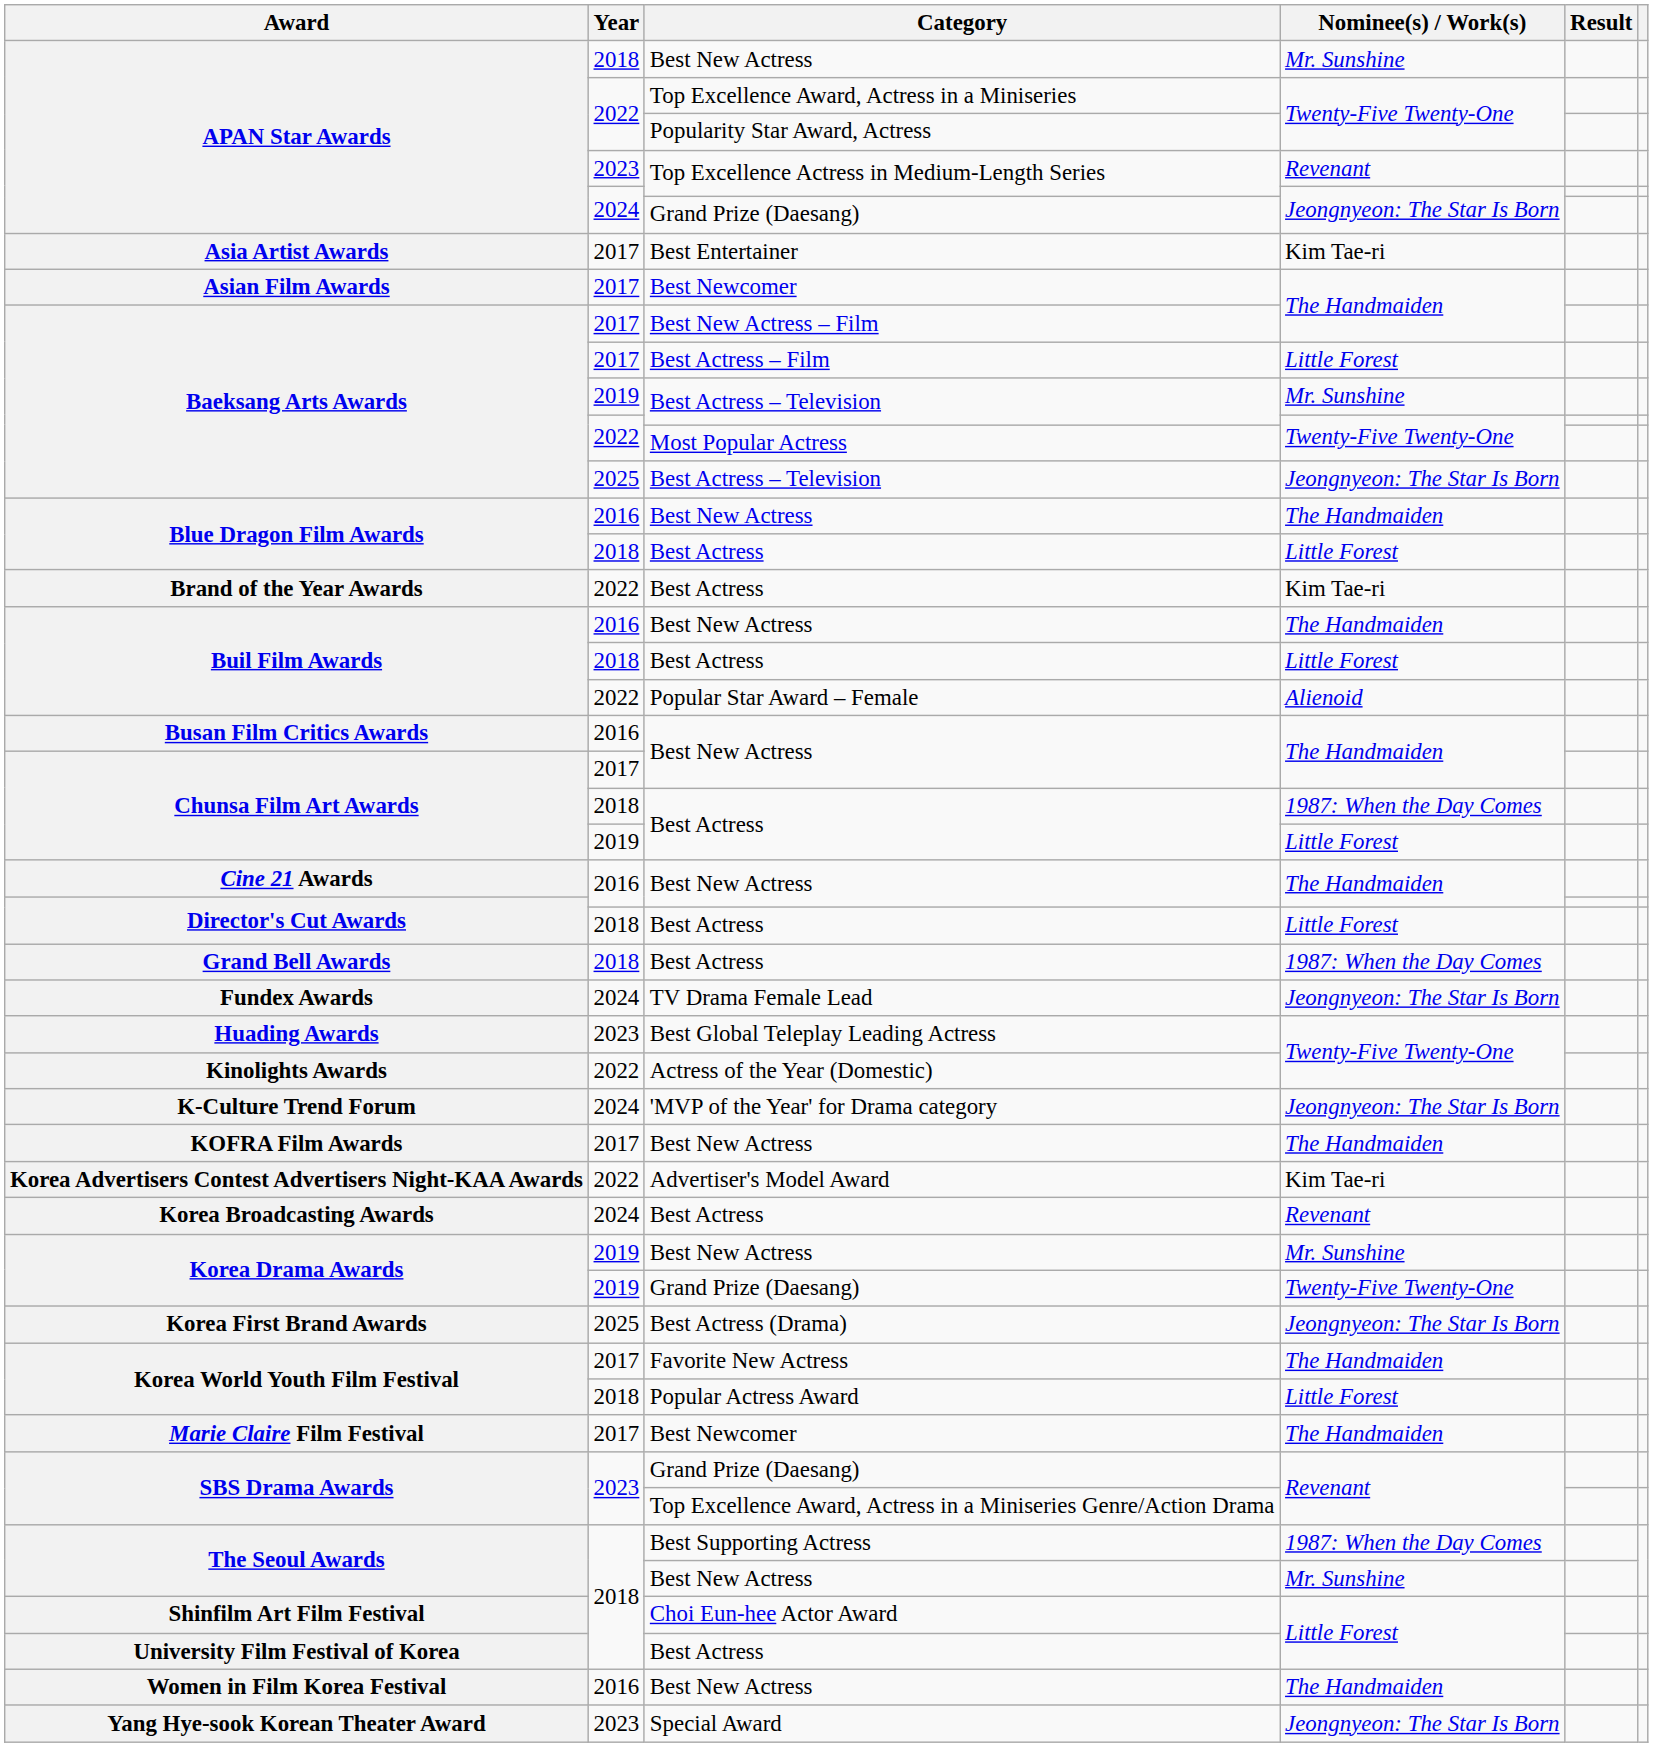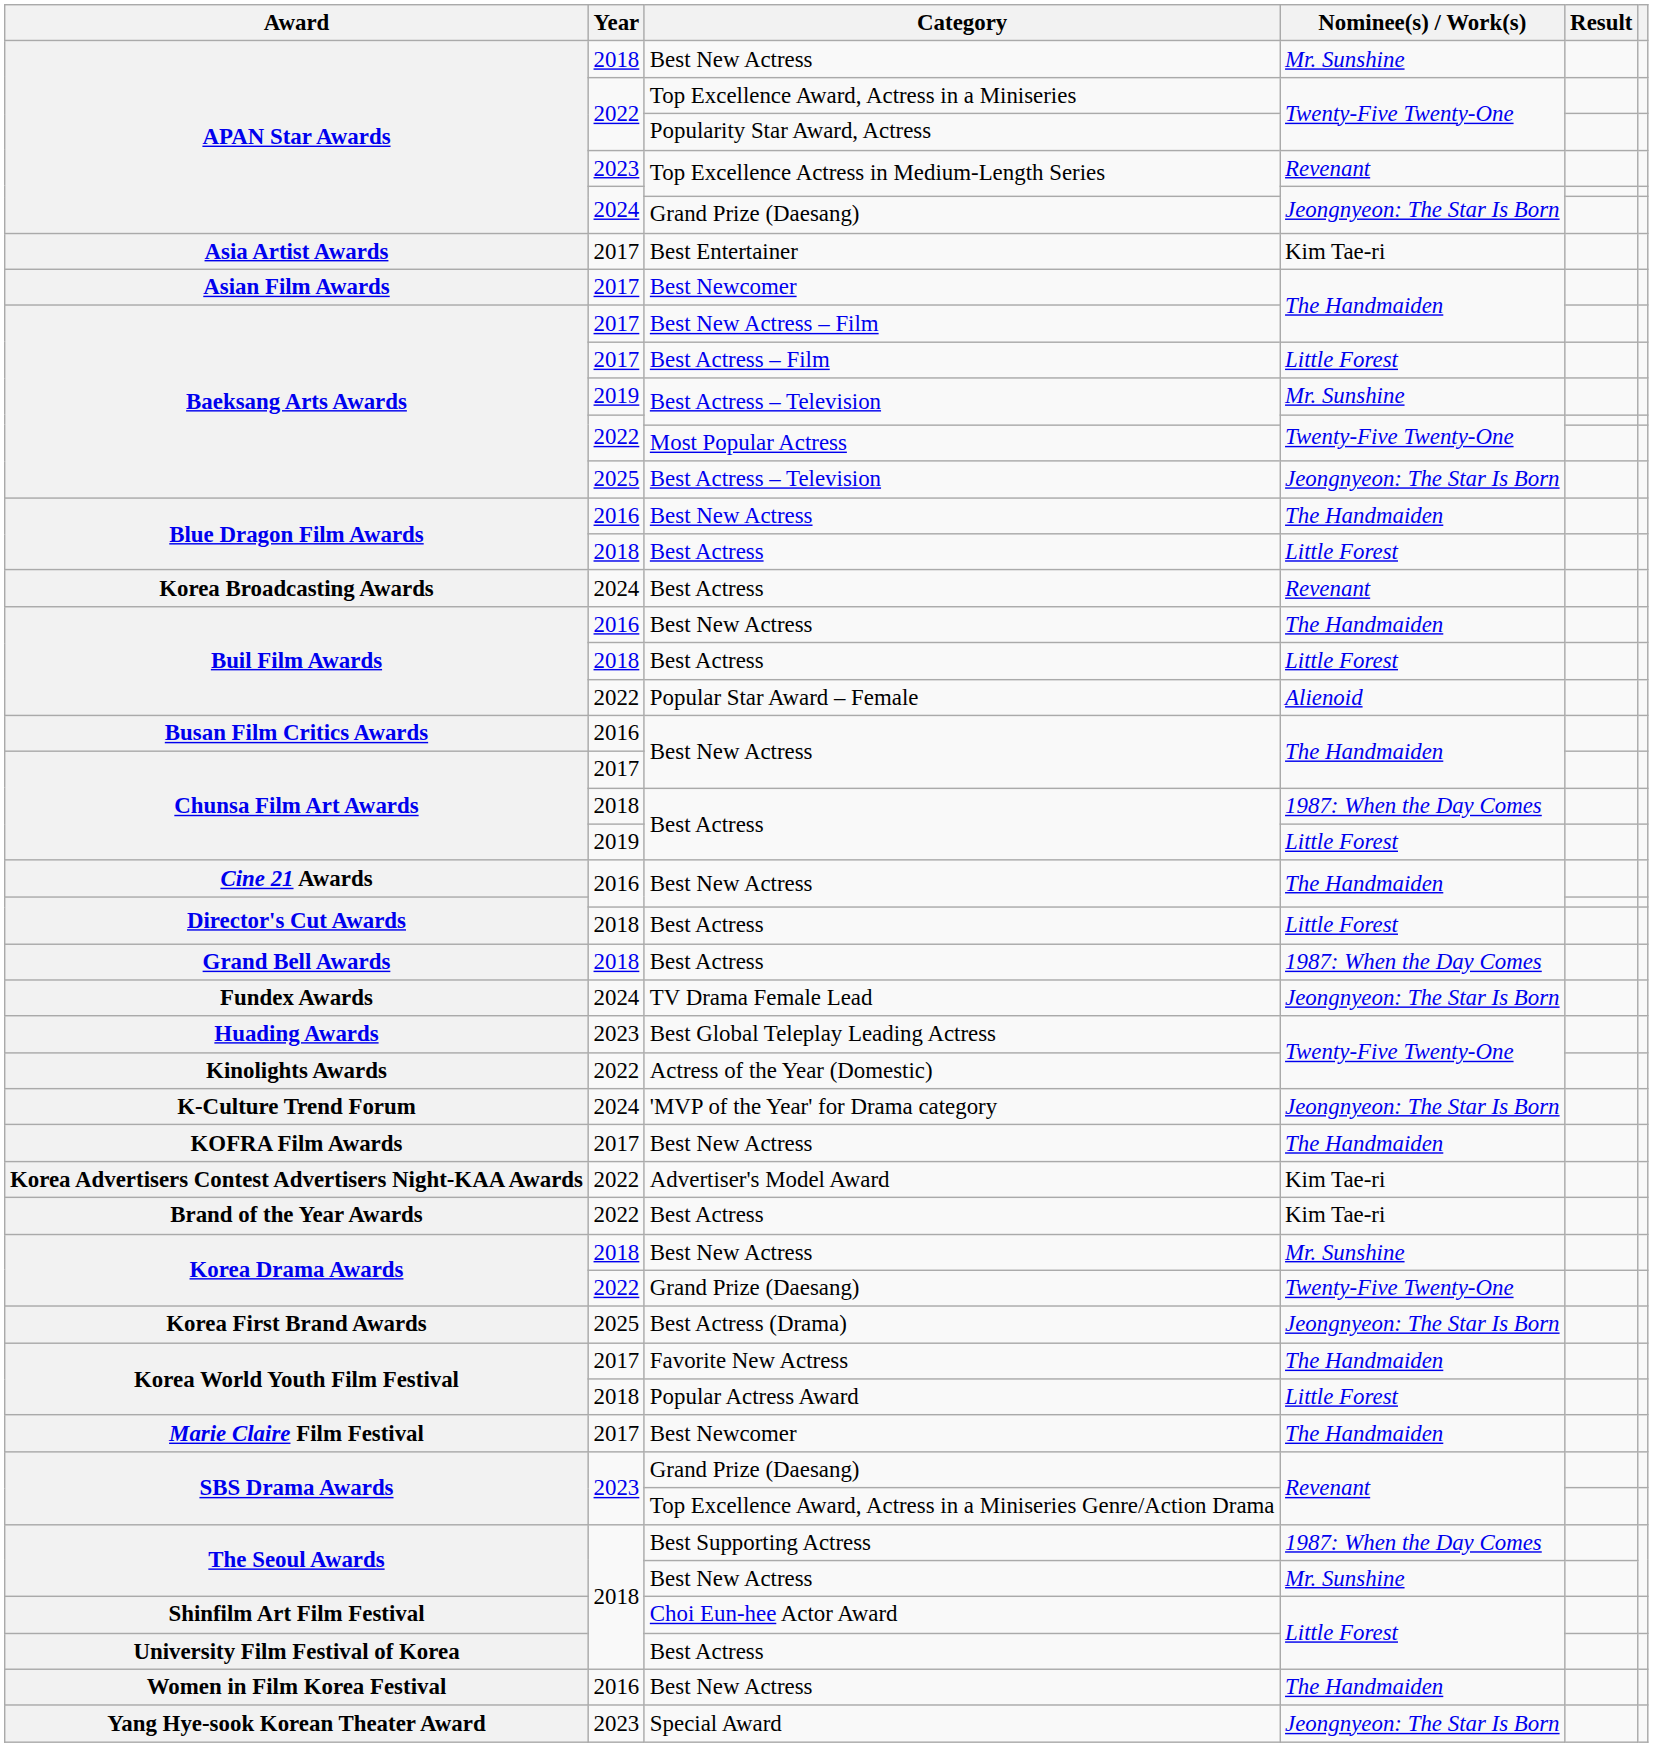rows swapped: (296, 588) <-> (296, 1215)
(616, 1251) 2019 -> (616, 1251) 2018
(616, 1288) 2019 -> (616, 1288) 2022
